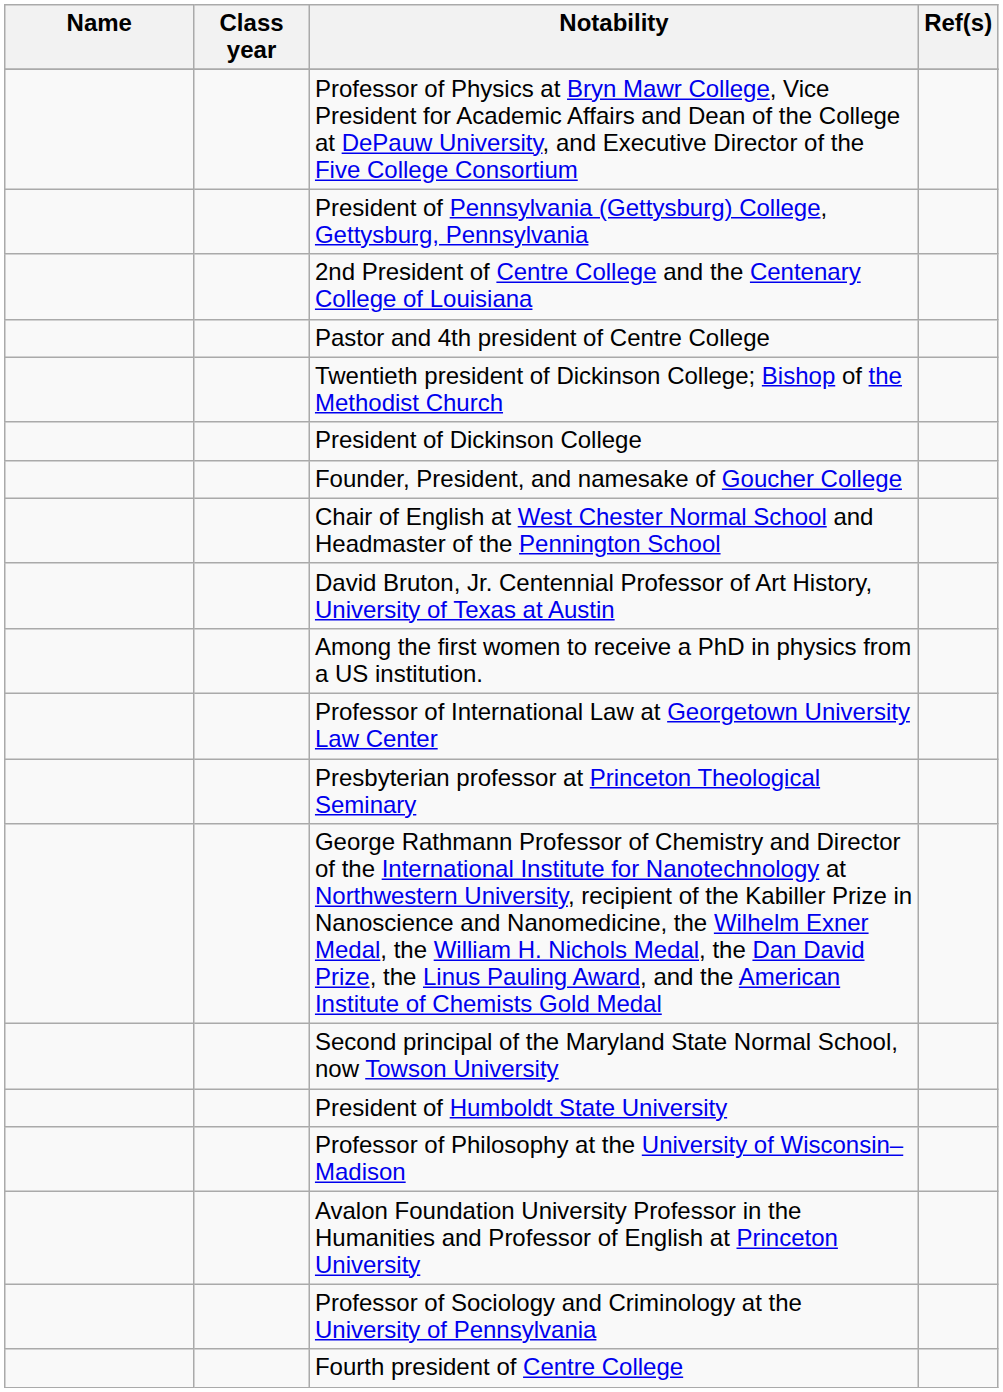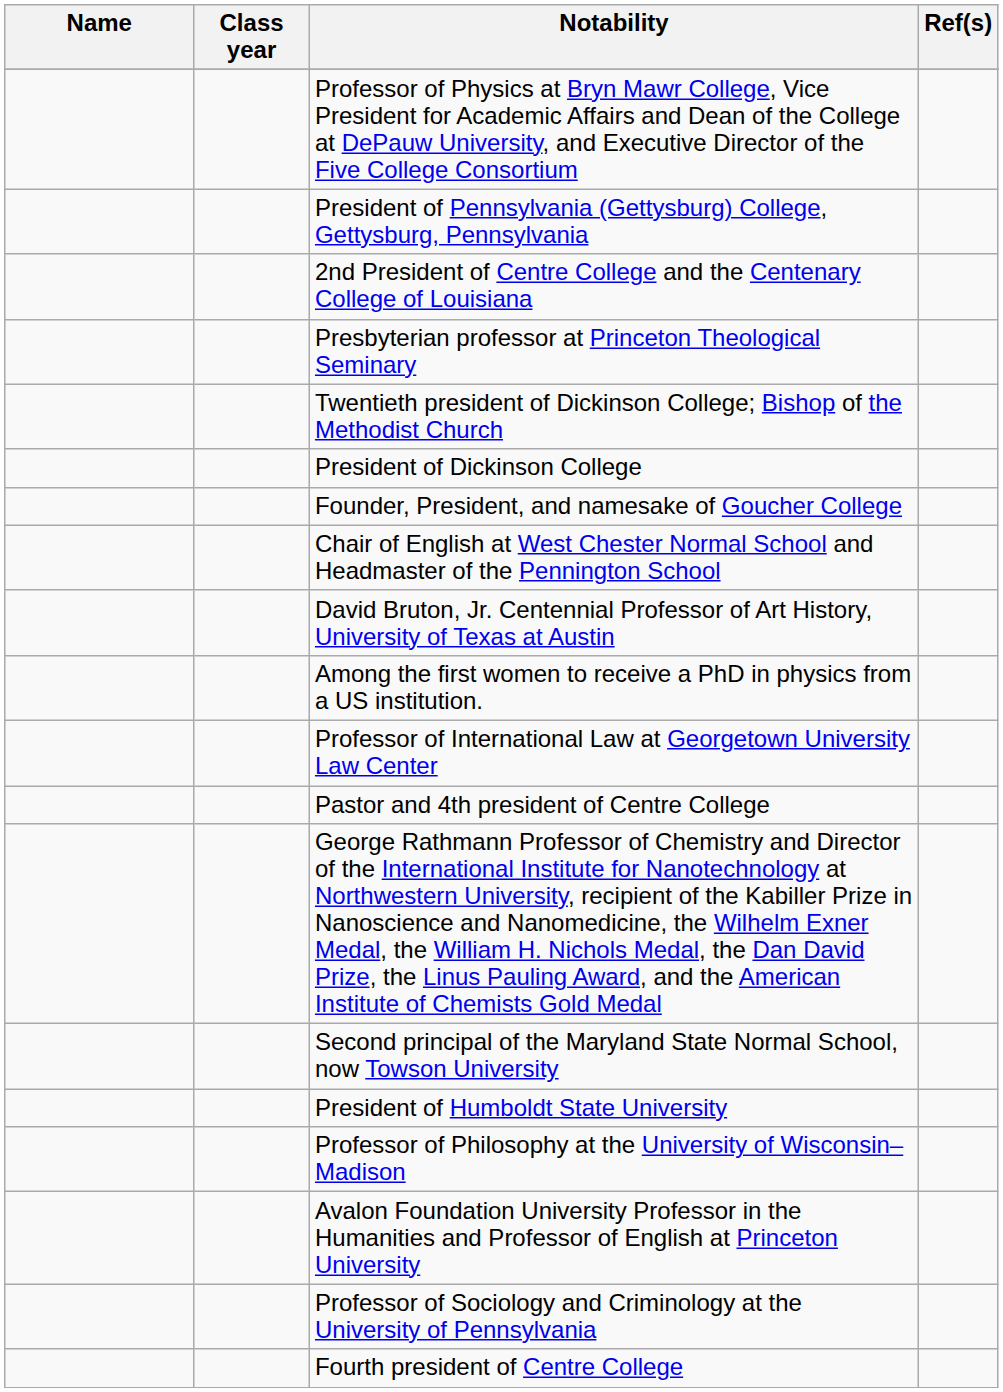rows swapped: (542, 337) <-> (568, 790)
